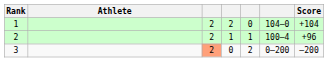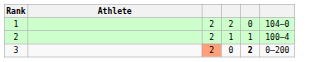- column: (309, 11)
(250, 50) normal -> (250, 50) bold
